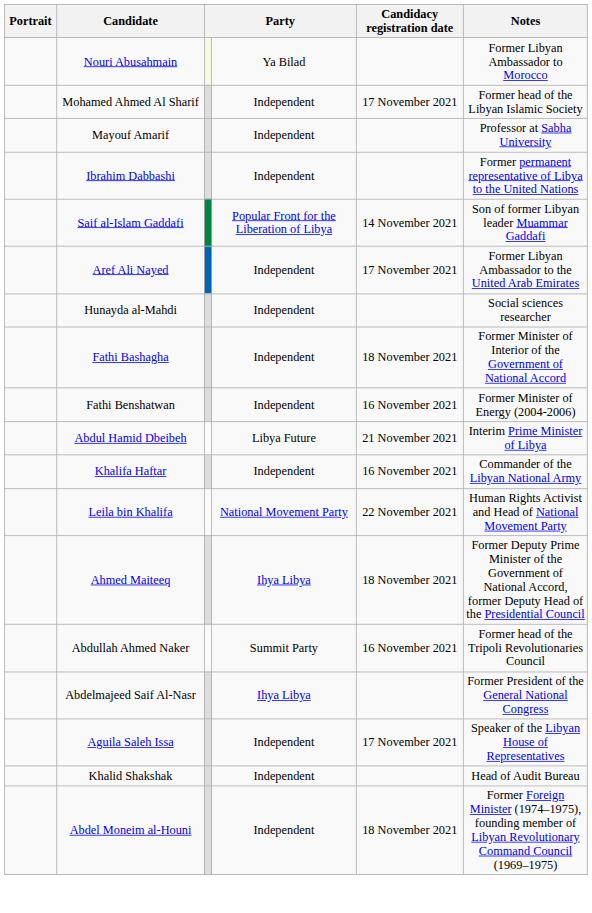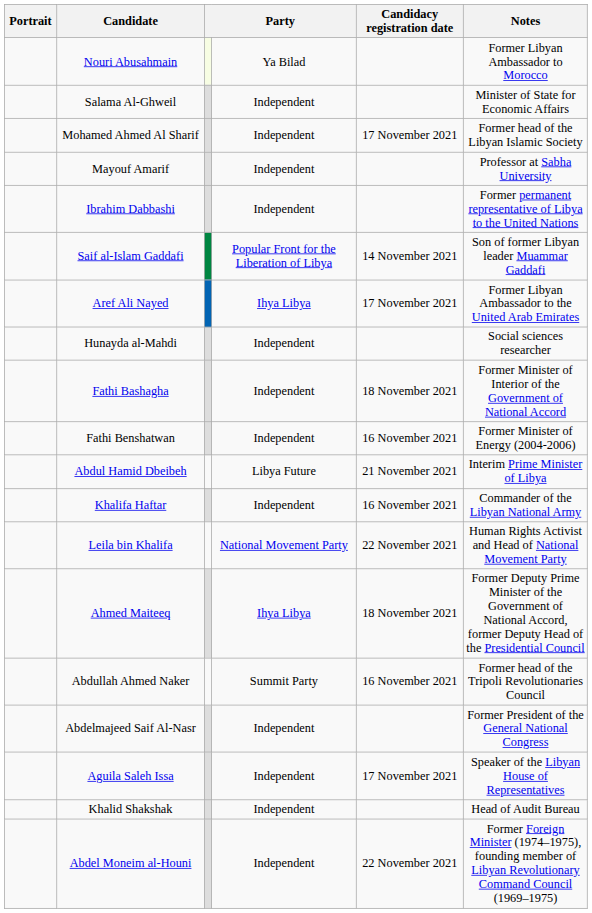+ row: (131, 101)
(284, 270) Independent -> (284, 303) Ihya Libya
(284, 695) Ihya Libya -> (284, 728) Independent
(410, 830) 18 November 2021 -> (410, 863) 22 November 2021
